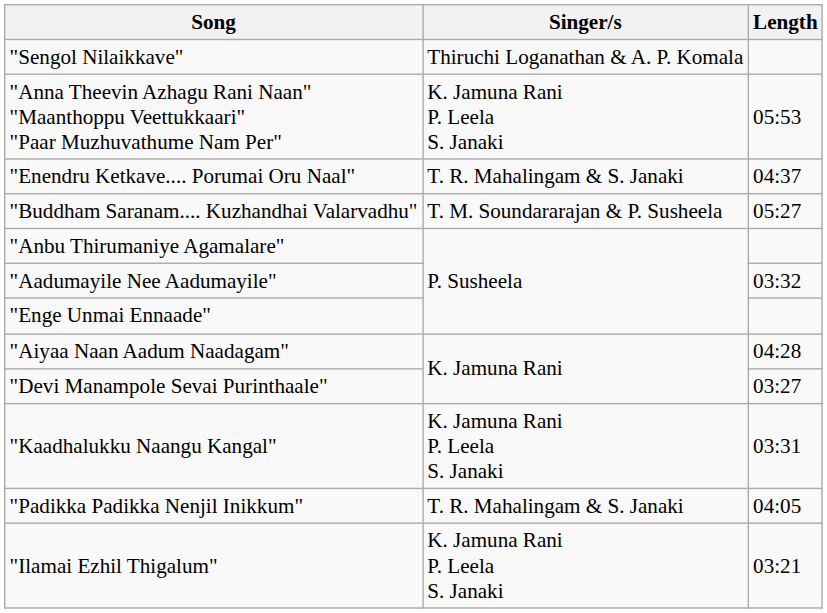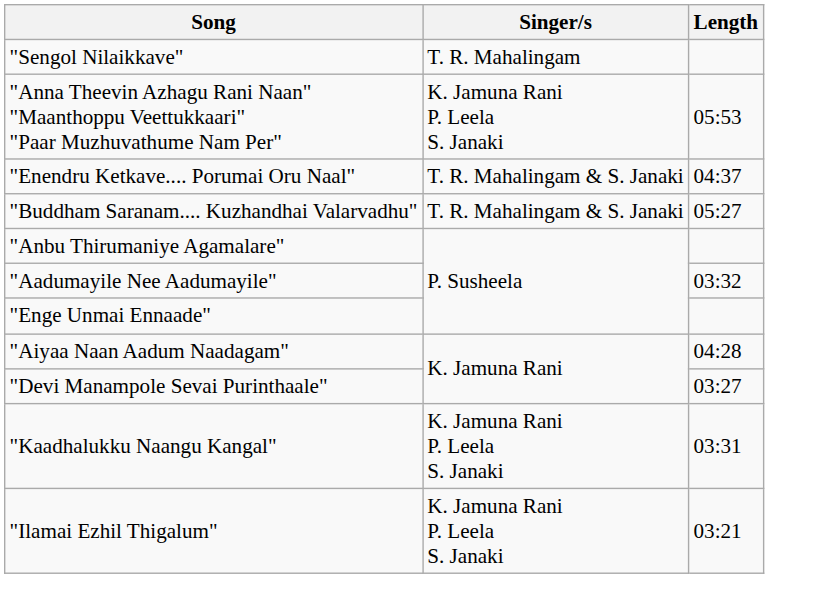(585, 56) Thiruchi Loganathan & A. P. Komala -> (504, 56) T. R. Mahalingam
(575, 211) T. M. Soundararajan & P. Susheela -> (556, 211) T. R. Mahalingam & S. Janaki
- row: (156, 505)
